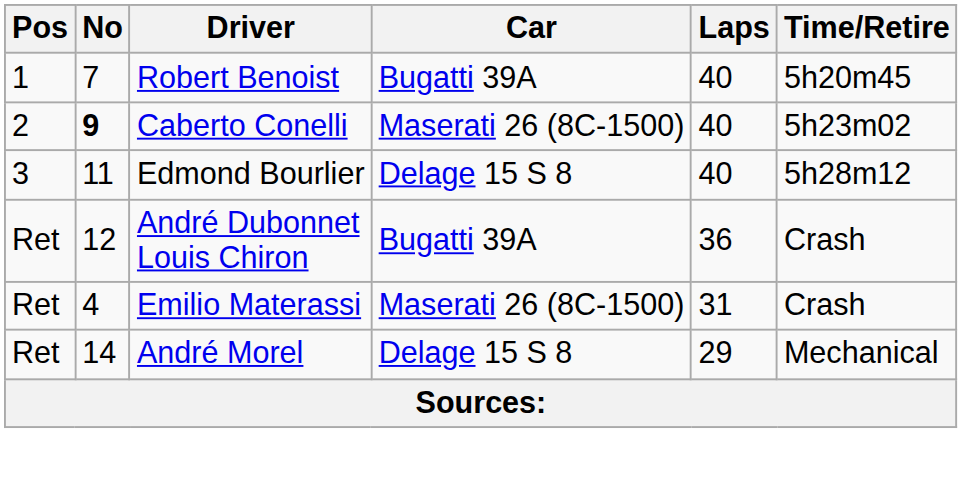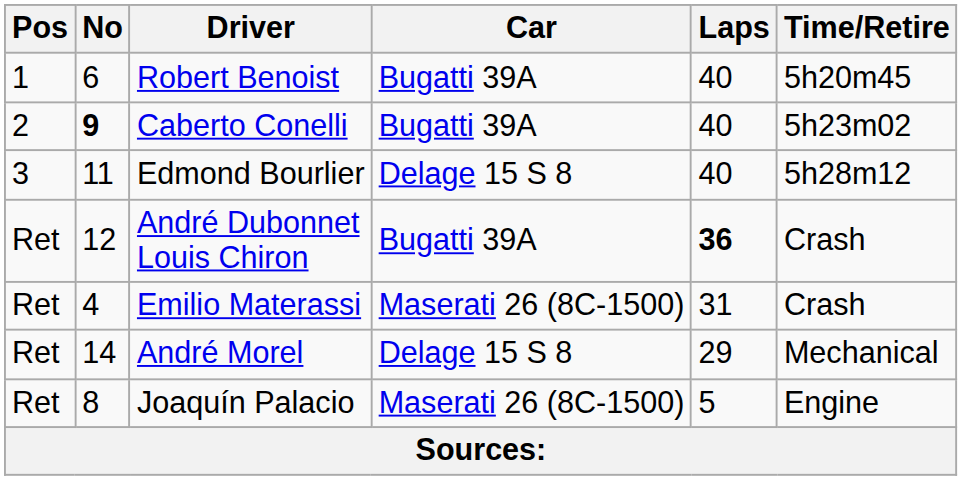(91, 77) 7 -> (91, 77) 6
(532, 125) Maserati 26 (8C-1500) -> (458, 125) Bugatti 39A
(715, 239) normal -> (715, 239) bold
+ row: (246, 402)
